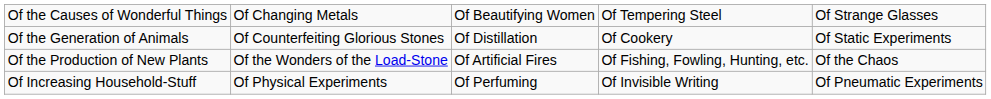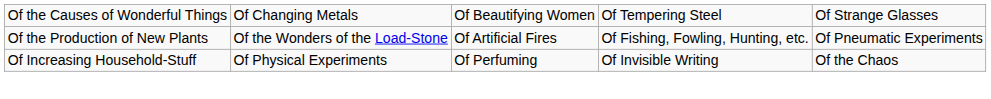- row: (98, 37)
(857, 60) Of the Chaos -> (899, 37) Of Pneumatic Experiments
(899, 82) Of Pneumatic Experiments -> (857, 60) Of the Chaos
